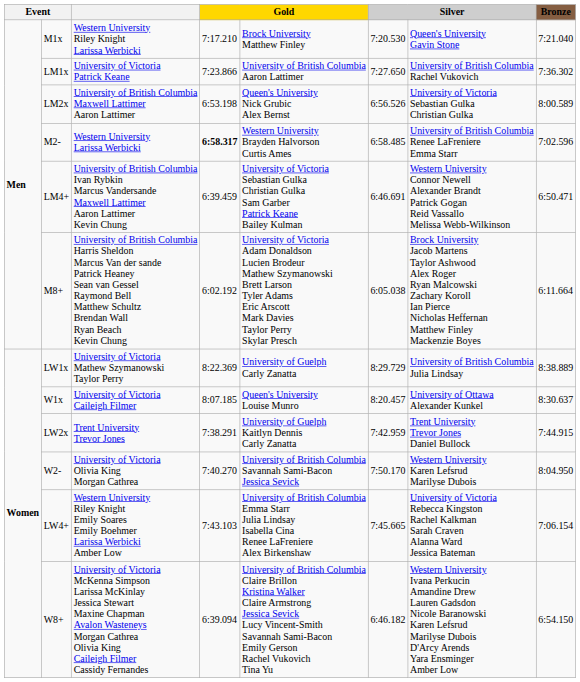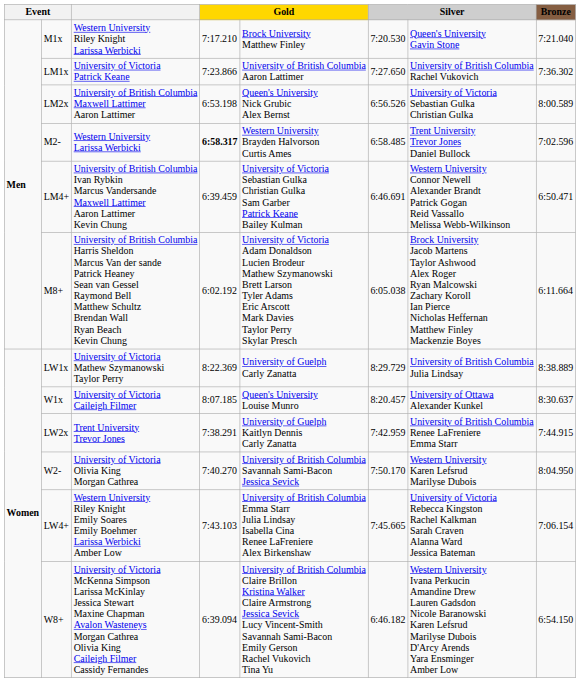(472, 142) University of British Columbia Renee LaFreniere Emma Starr -> (443, 142) Trent University Trevor Jones Daniel Bullock
(443, 432) Trent University Trevor Jones Daniel Bullock -> (472, 432) University of British Columbia Renee LaFreniere Emma Starr
